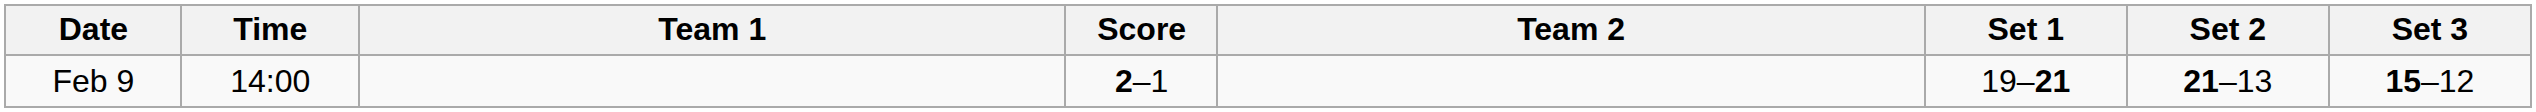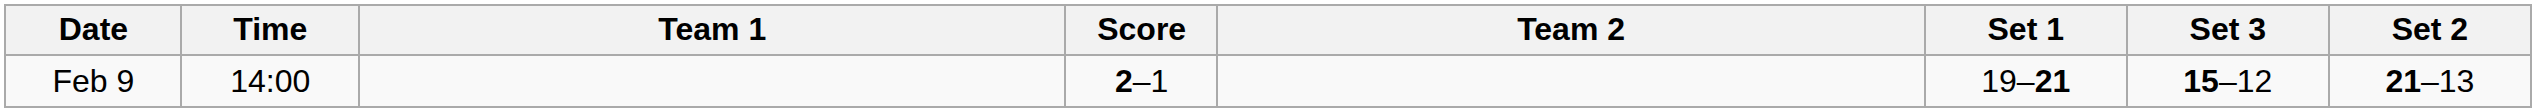columns swapped: (2228, 29) <-> (2430, 29)
